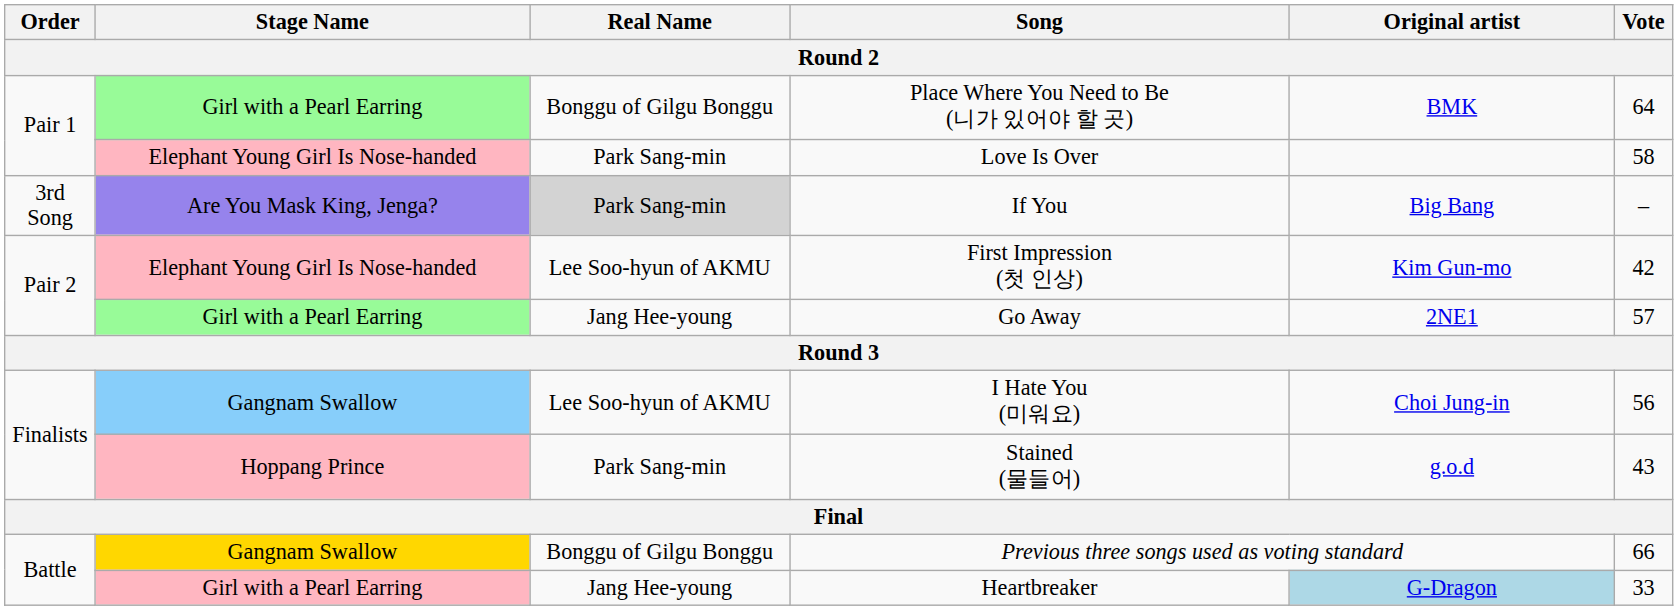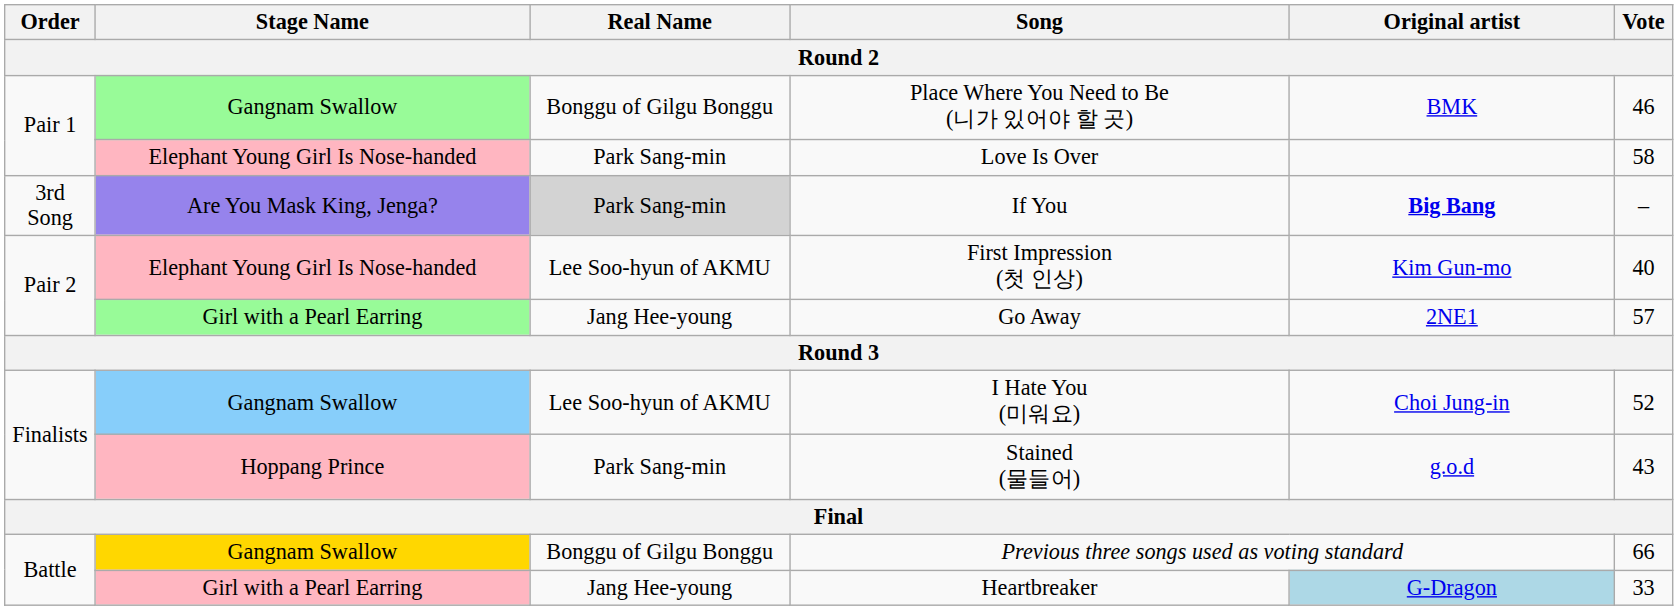(312, 107) Girl with a Pearl Earring -> (312, 107) Gangnam Swallow
(1644, 107) 64 -> (1644, 107) 46
(1452, 204) normal -> (1452, 204) bold
(1644, 267) 42 -> (1644, 267) 40
(1644, 402) 56 -> (1644, 402) 52
